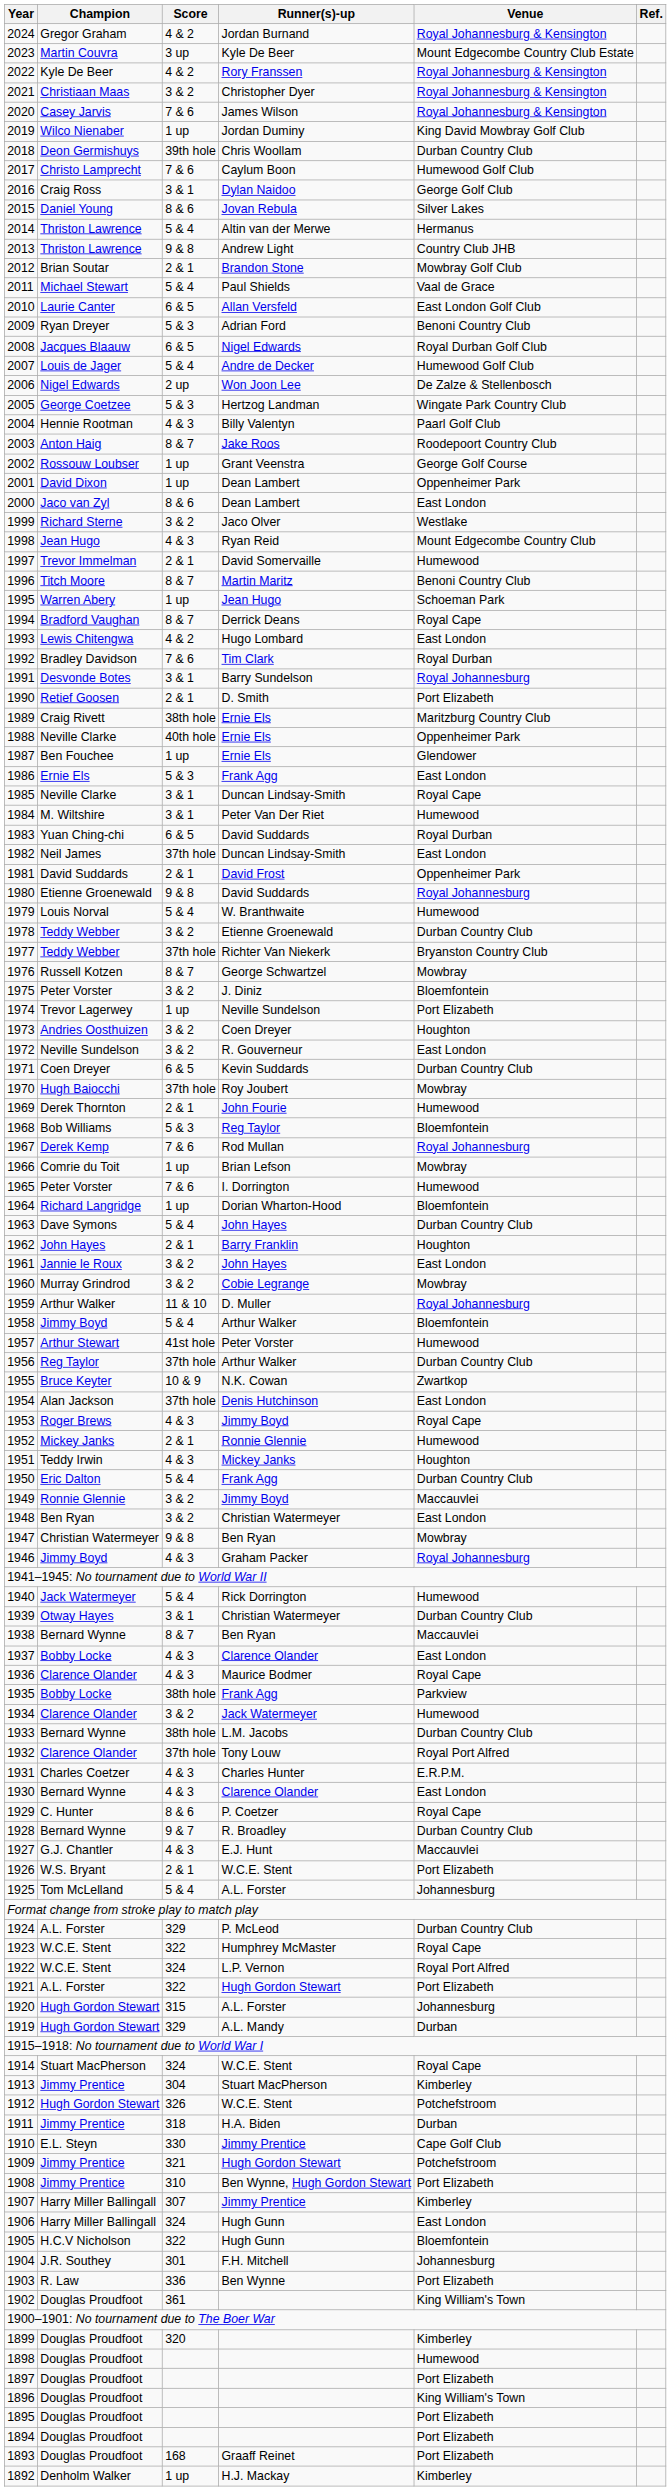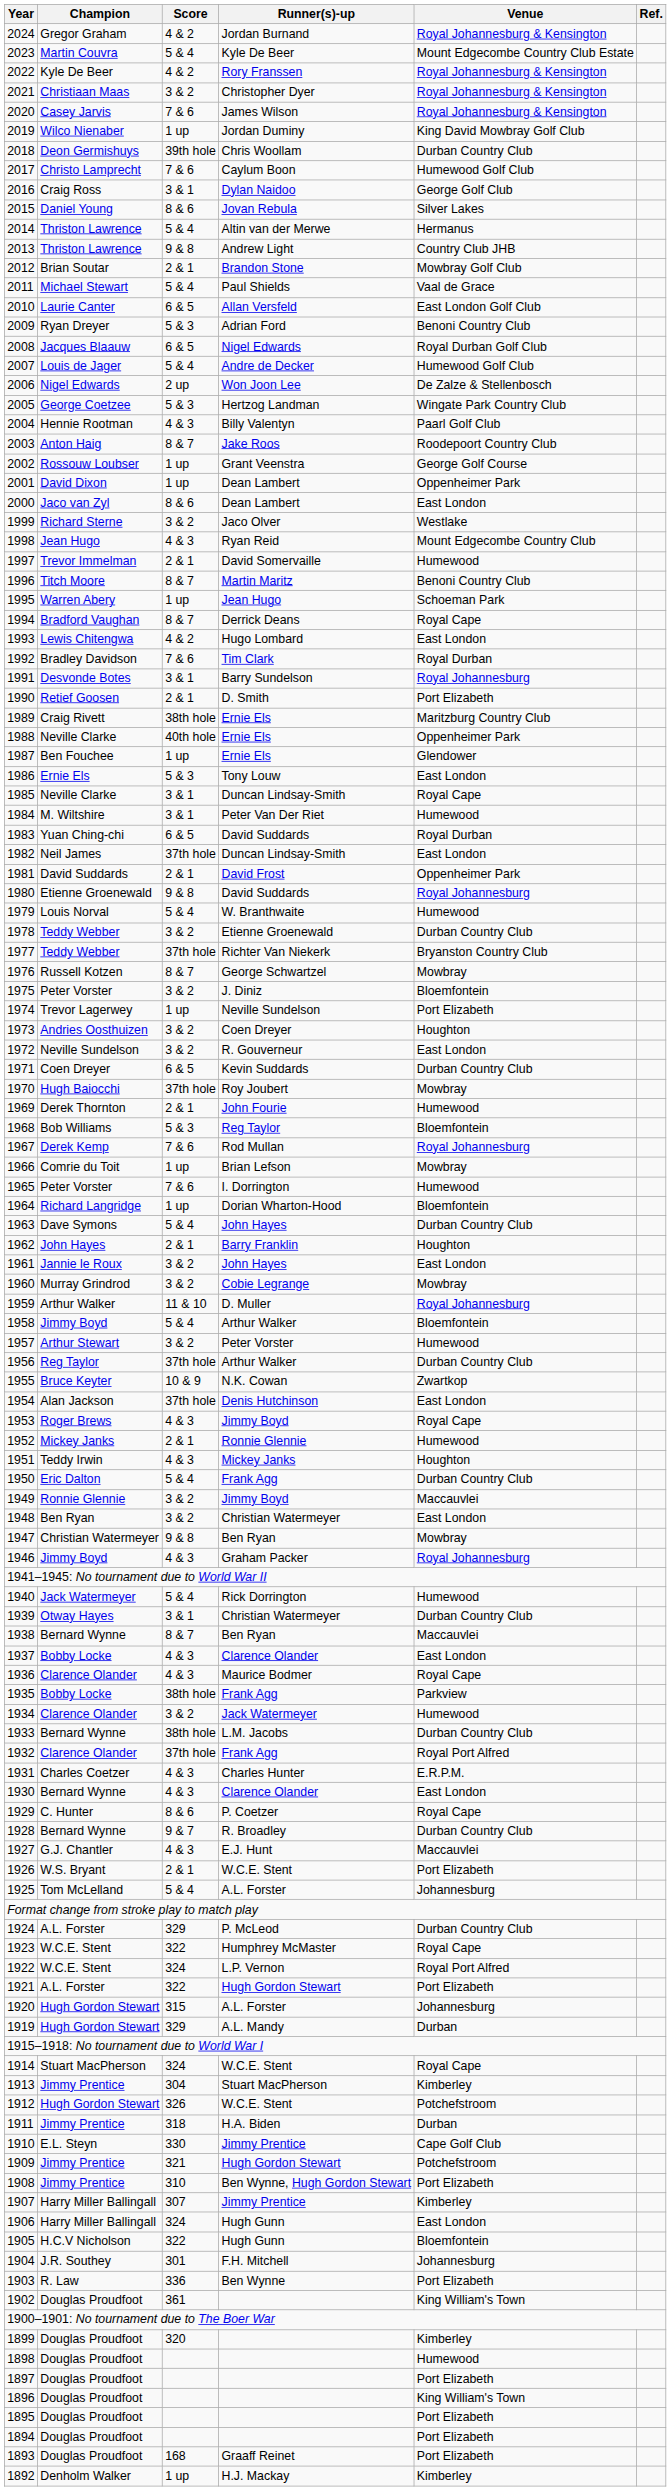(177, 53) 3 up -> (180, 53) 5 & 4
(250, 776) Frank Agg -> (251, 776) Tony Louw
(190, 1342) 41st hole -> (180, 1342) 3 & 2
(251, 1753) Tony Louw -> (250, 1753) Frank Agg
